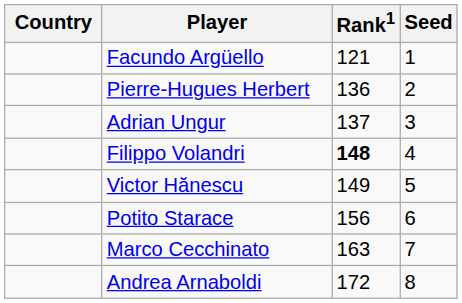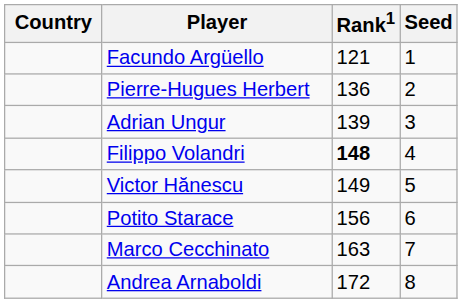(353, 121) 137 -> (353, 121) 139
